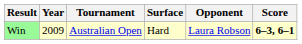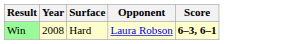- column: (106, 13)
(53, 30) 2009 -> (53, 30) 2008
